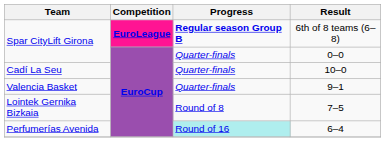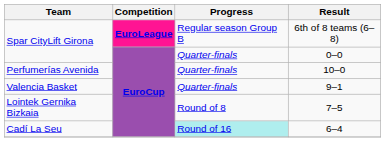(228, 33) bold -> (227, 33) normal
(34, 70) Cadí La Seu -> (53, 70) Perfumerías Avenida
(53, 129) Perfumerías Avenida -> (34, 129) Cadí La Seu
